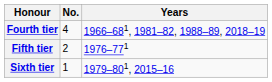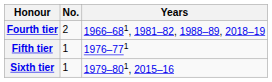(65, 30) 4 -> (65, 30) 2
(65, 49) 2 -> (65, 49) 1
